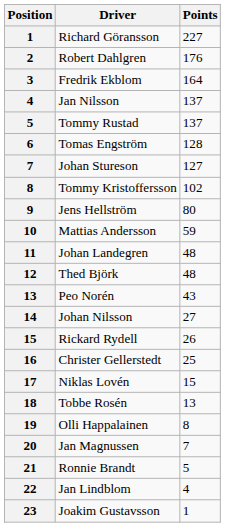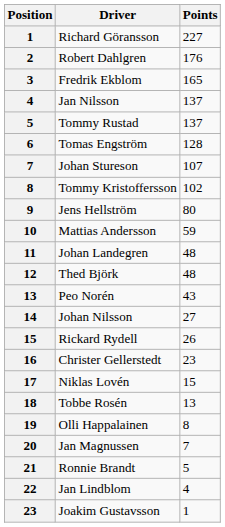(193, 80) 164 -> (193, 80) 165
(193, 166) 127 -> (193, 166) 107
(189, 360) 25 -> (189, 360) 23
